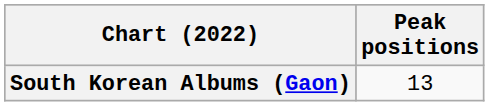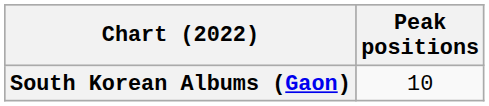(420, 83) 13 -> (420, 83) 10
